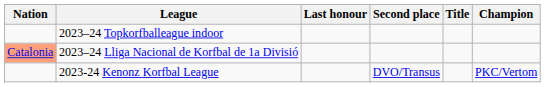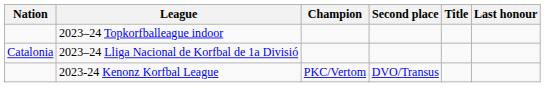columns swapped: (506, 14) <-> (335, 14)
(30, 53) lightsalmon background -> (30, 53) no background
